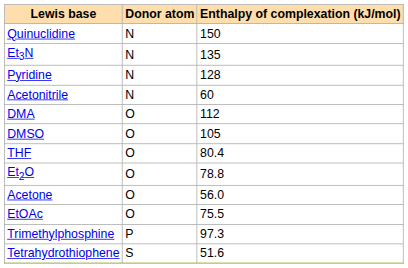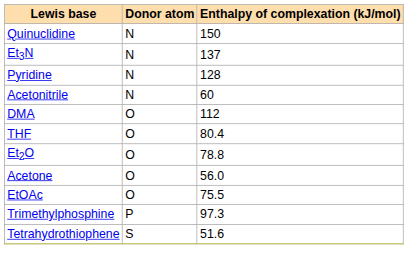(210, 54) 135 -> (210, 54) 137
- row: (26, 133)
